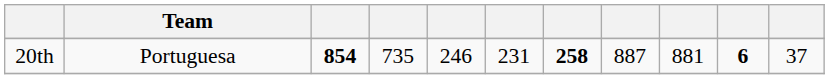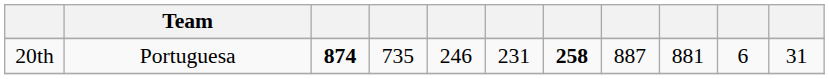(340, 55) 854 -> (340, 55) 874
(743, 55) bold -> (743, 55) normal
(797, 55) 37 -> (797, 55) 31
